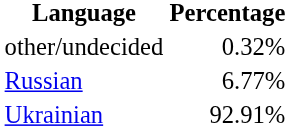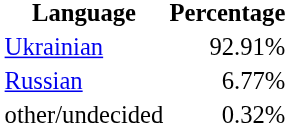rows swapped: (54, 114) <-> (84, 47)
